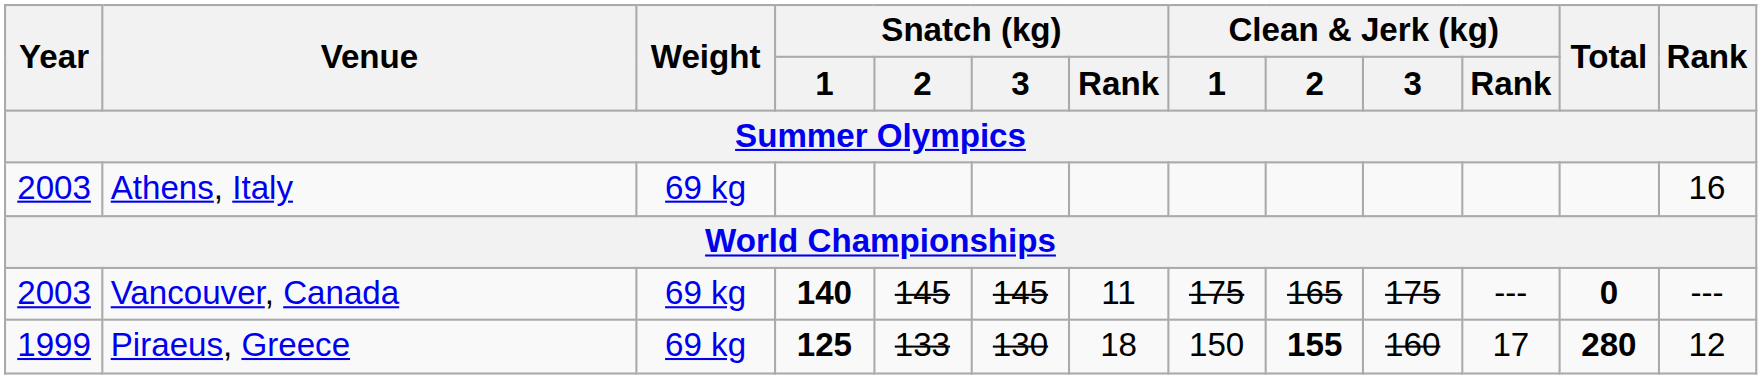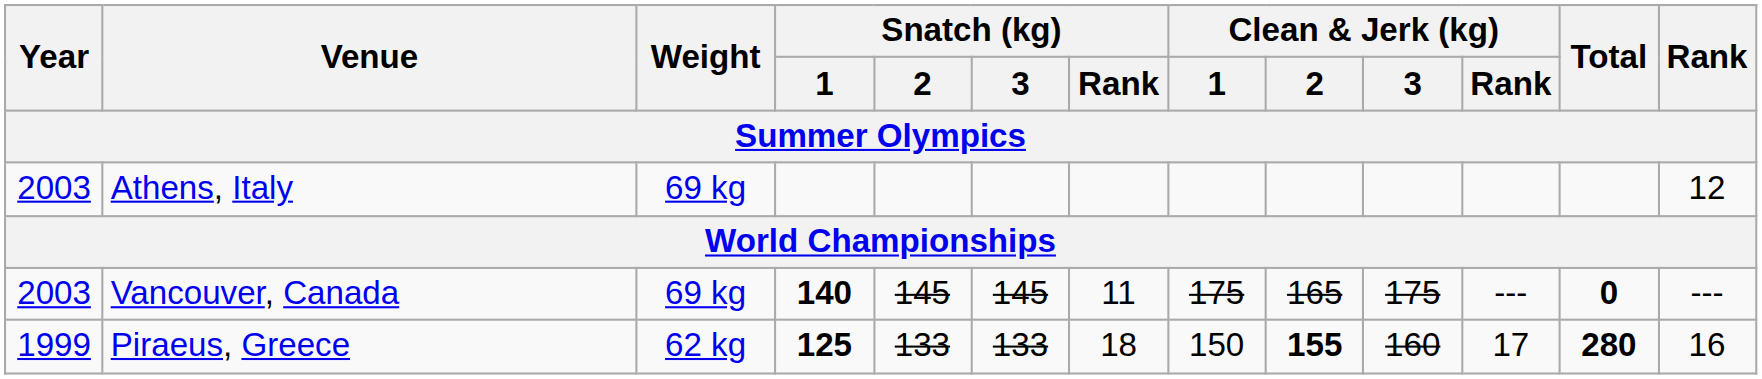(1707, 188) 16 -> (1707, 188) 12
(706, 345) 69 kg -> (706, 345) 62 kg
(1020, 345) 130 -> (1020, 345) 133
(1707, 345) 12 -> (1707, 345) 16
